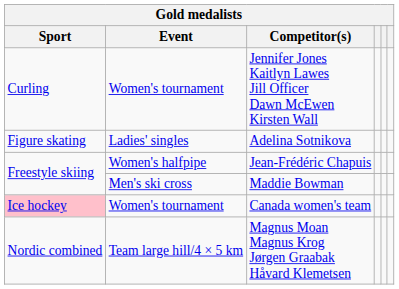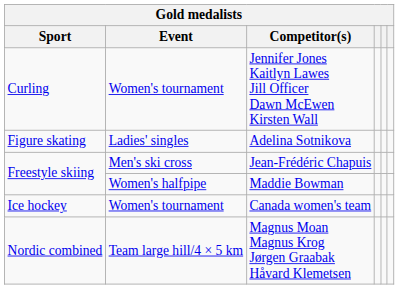(157, 162) Women's halfpipe -> (150, 162) Men's ski cross
(150, 184) Men's ski cross -> (157, 184) Women's halfpipe
(37, 205) pink background -> (37, 205) no background
